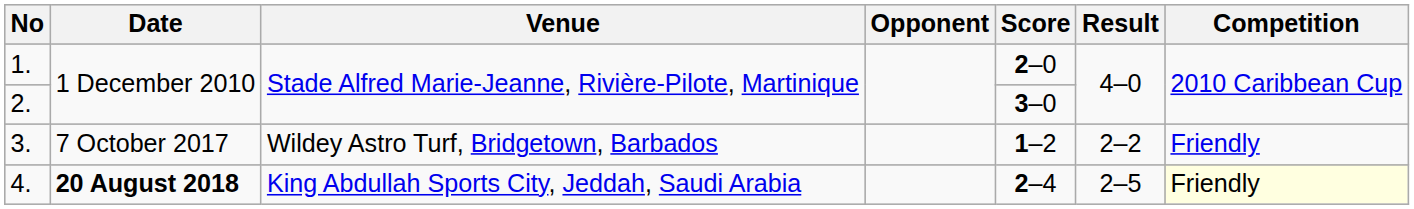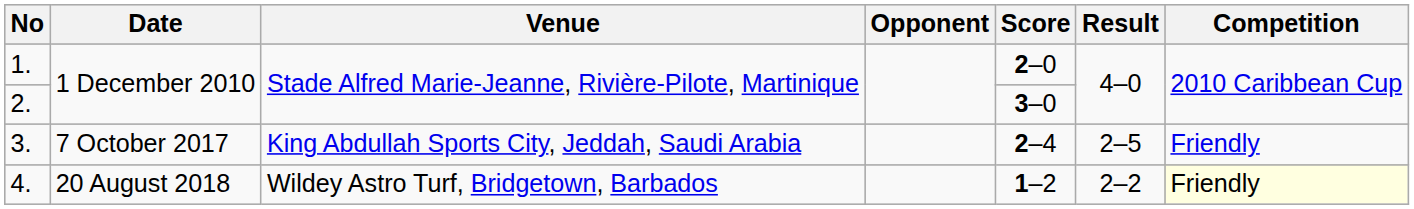(492, 143) Wildey Astro Turf, Bridgetown, Barbados -> (534, 143) King Abdullah Sports City, Jeddah, Saudi Arabia
(1036, 143) 1–2 -> (1036, 143) 2–4
(1120, 143) 2–2 -> (1120, 143) 2–5
(147, 183) bold -> (143, 183) normal
(534, 183) King Abdullah Sports City, Jeddah, Saudi Arabia -> (492, 183) Wildey Astro Turf, Bridgetown, Barbados
(1036, 183) 2–4 -> (1036, 183) 1–2
(1120, 183) 2–5 -> (1120, 183) 2–2
